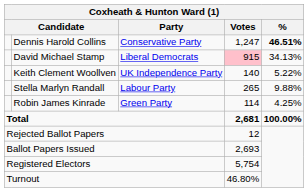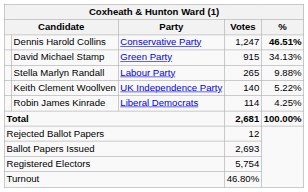(159, 57) Liberal Democrats -> (146, 57) Green Party
(251, 57) pink background -> (251, 57) no background
rows swapped: (59, 88) <-> (65, 73)
(146, 103) Green Party -> (159, 103) Liberal Democrats
